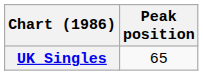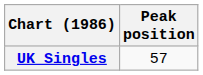(159, 58) 65 -> (159, 58) 57
